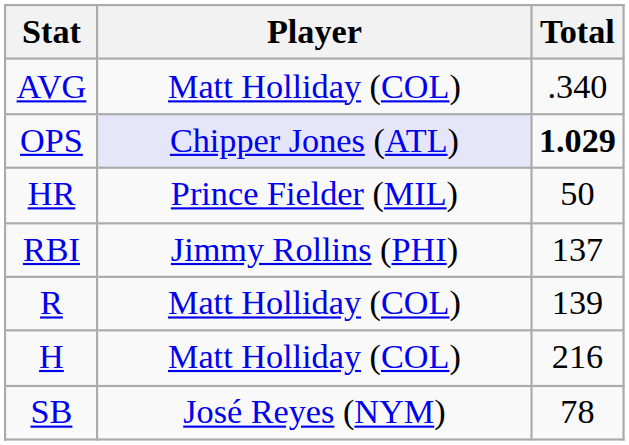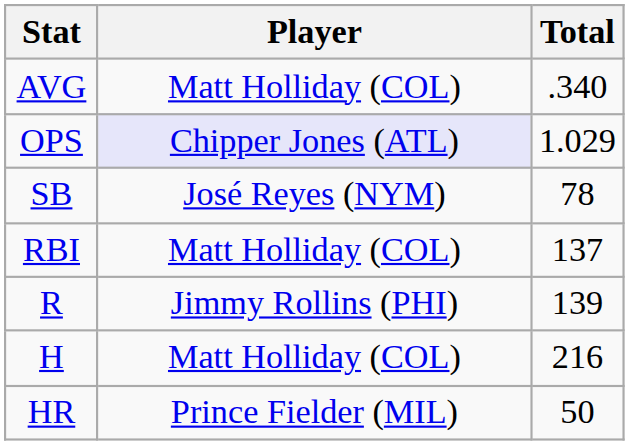(577, 140) bold -> (577, 140) normal
rows swapped: (51, 194) <-> (51, 411)
(314, 248) Jimmy Rollins (PHI) -> (314, 248) Matt Holliday (COL)
(314, 303) Matt Holliday (COL) -> (314, 303) Jimmy Rollins (PHI)
